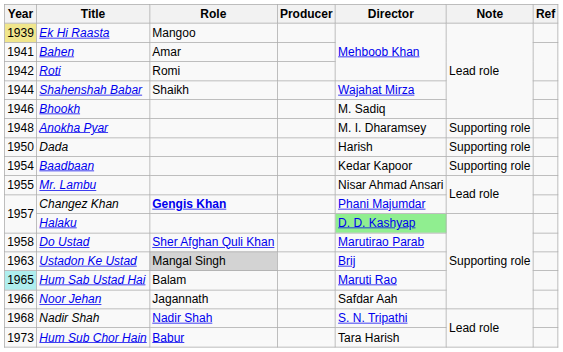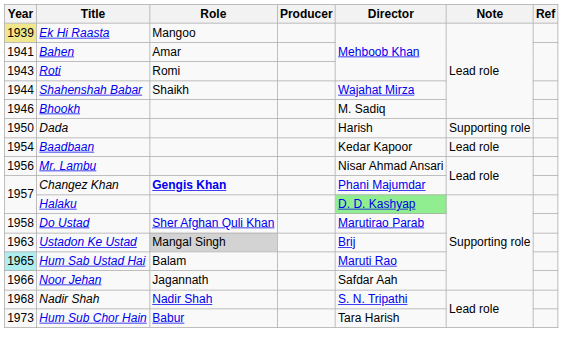(20, 71) 1942 -> (20, 71) 1943
- row: (74, 128)
(490, 166) Supporting role -> (474, 147) Lead role
(20, 185) 1955 -> (20, 166) 1956
